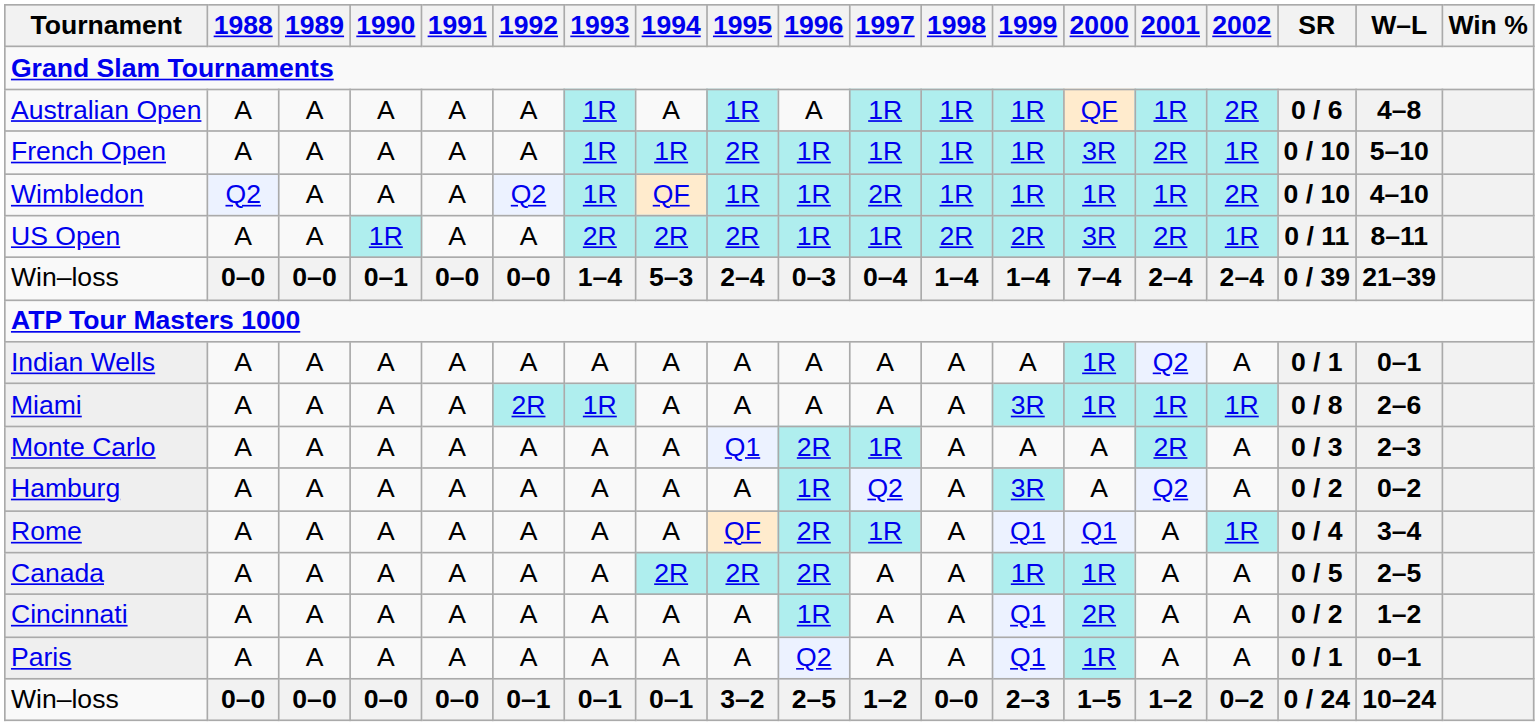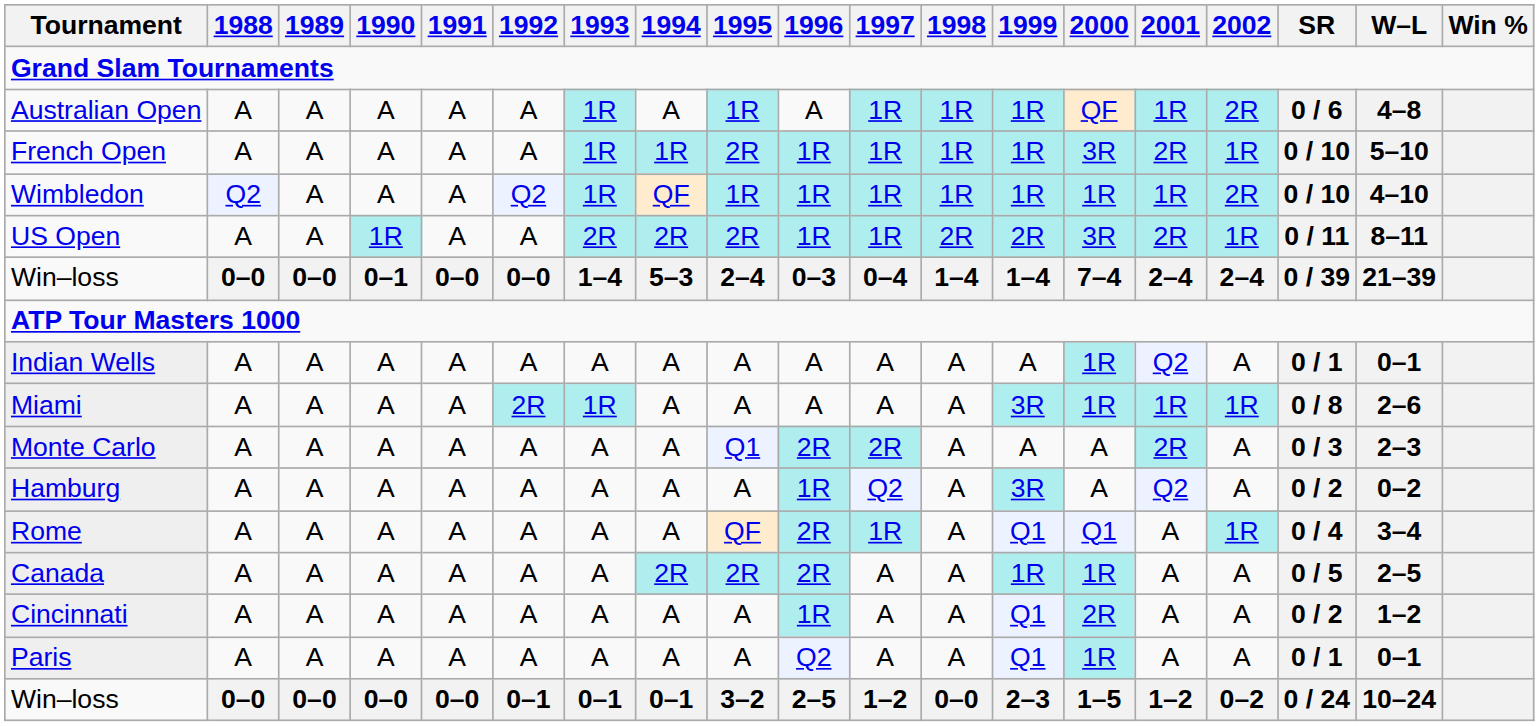(885, 194) 2R -> (885, 194) 1R
(885, 446) 1R -> (885, 446) 2R
